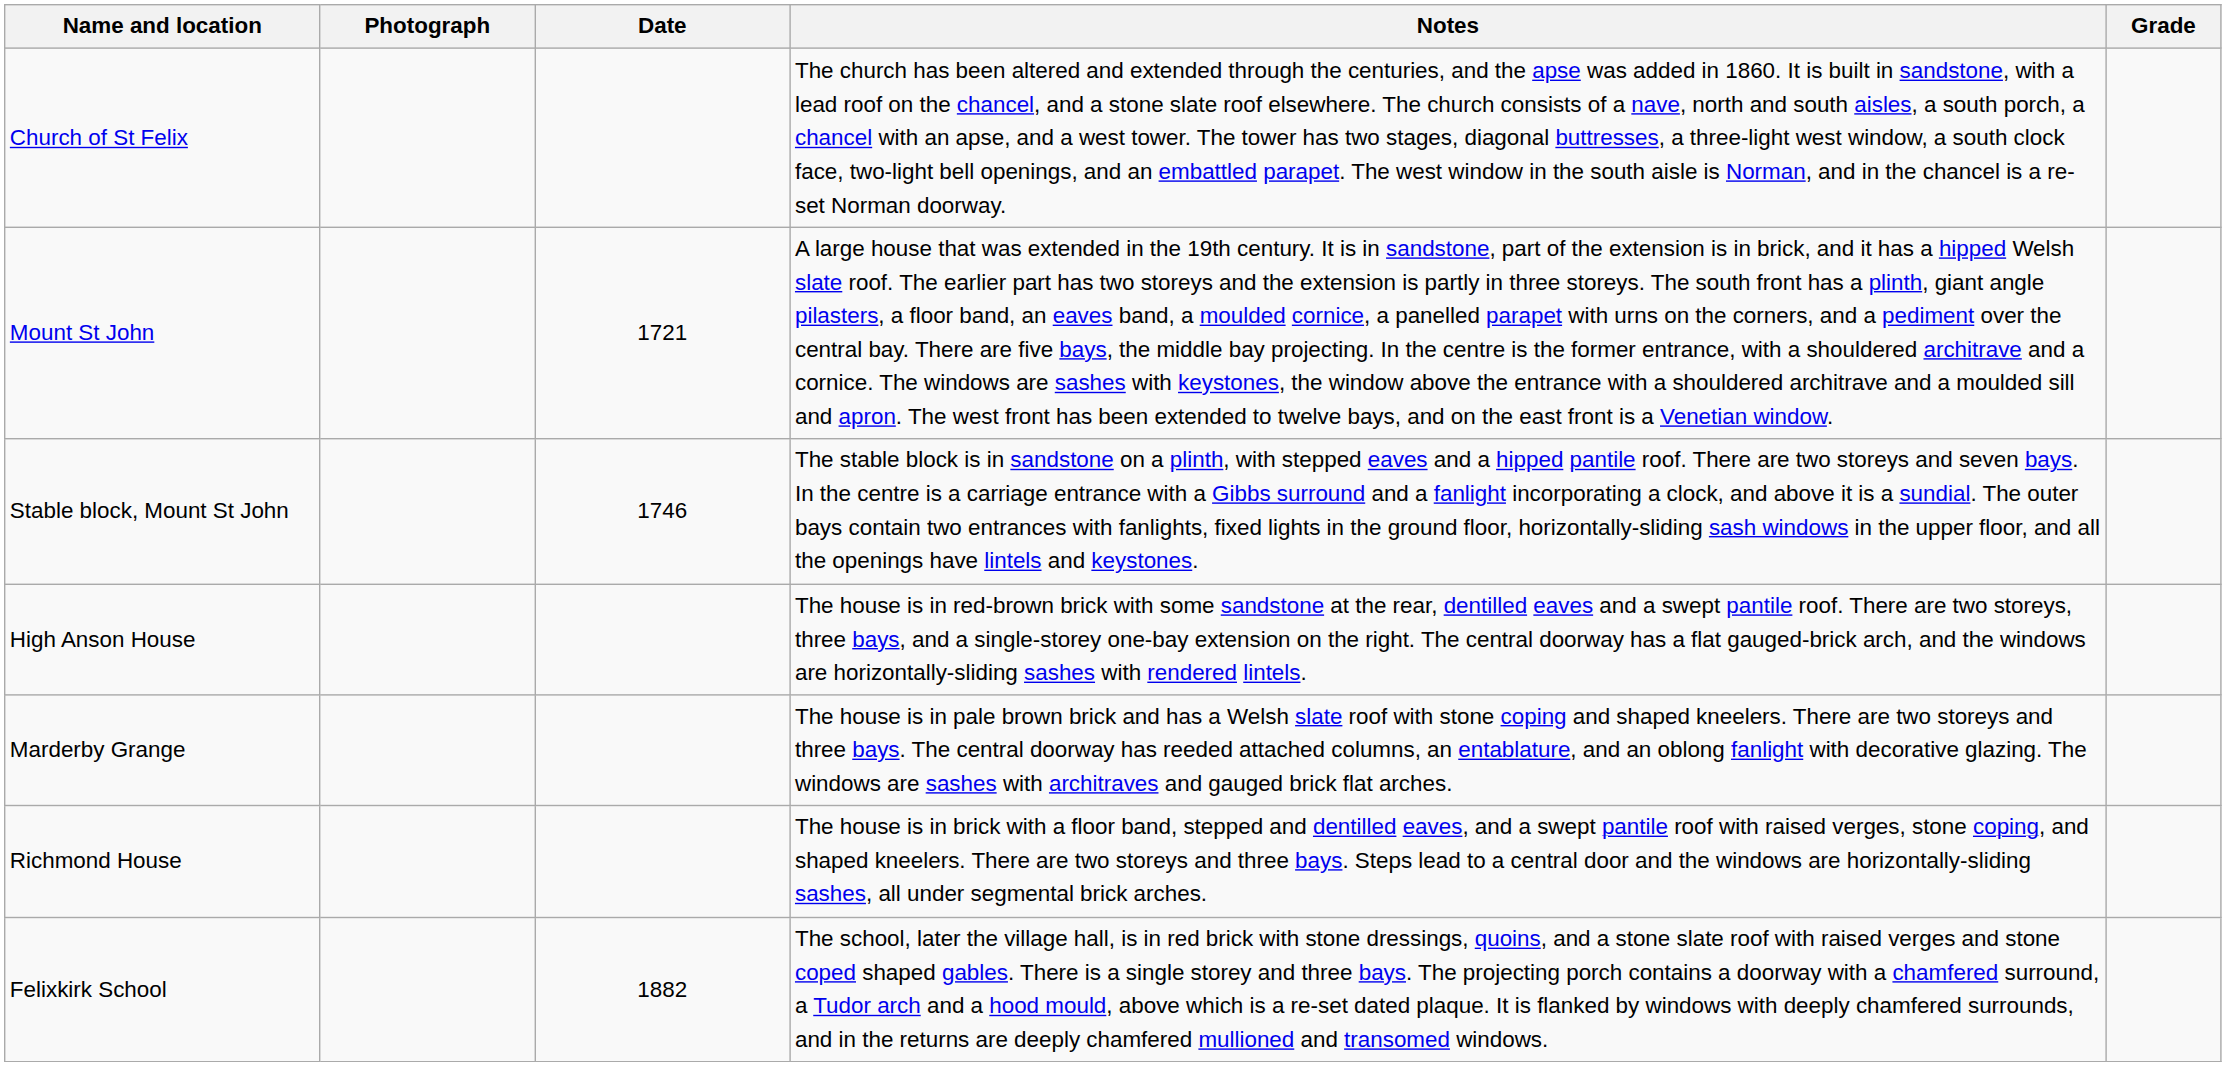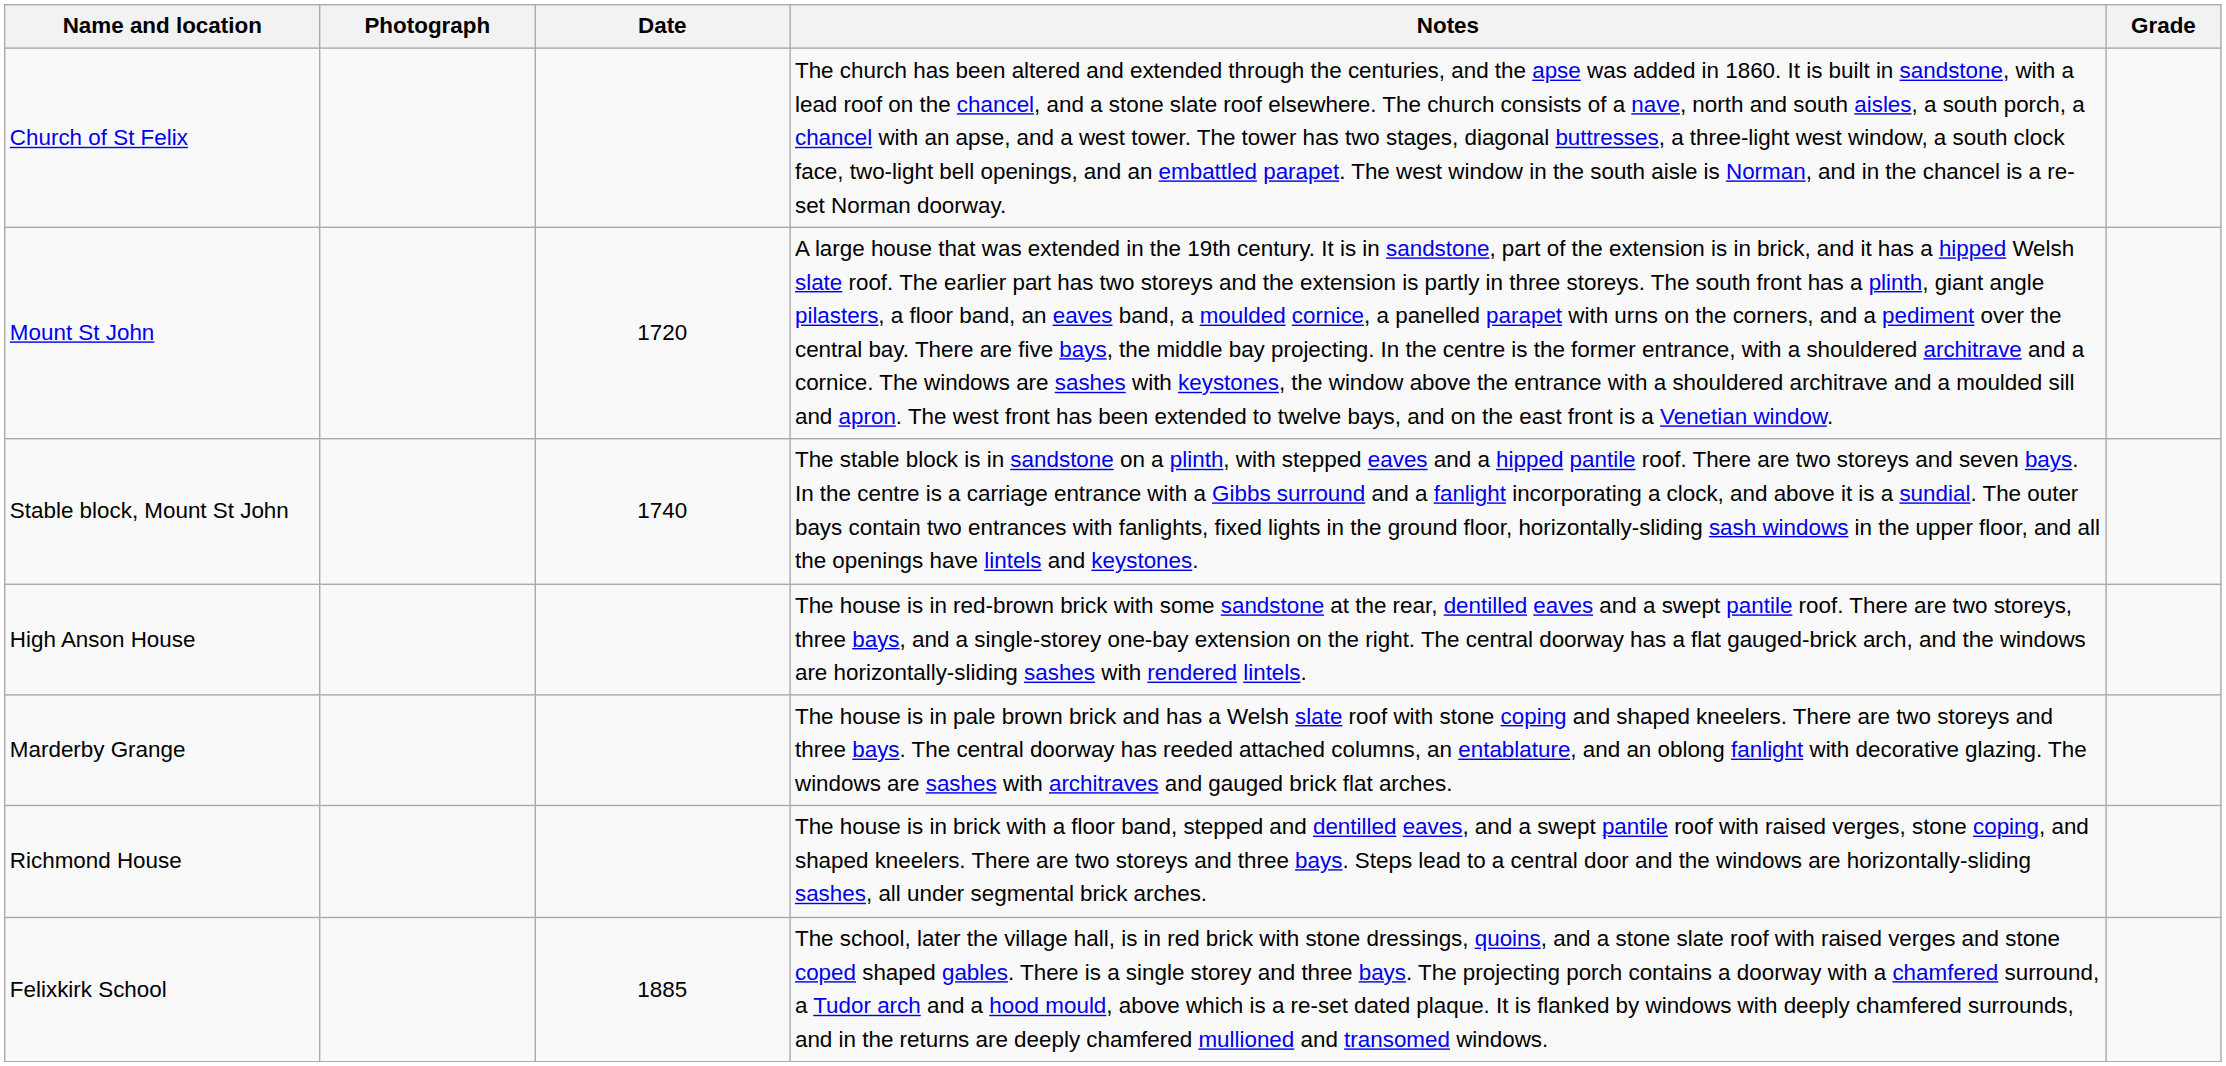(662, 332) 1721 -> (662, 332) 1720
(662, 511) 1746 -> (662, 511) 1740
(662, 989) 1882 -> (662, 989) 1885
